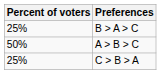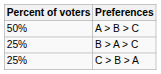rows swapped: (117, 45) <-> (117, 28)
